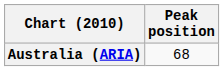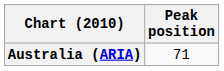(181, 55) 68 -> (181, 55) 71
